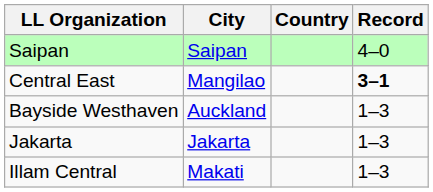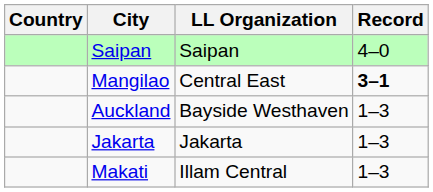columns swapped: (312, 19) <-> (94, 19)
